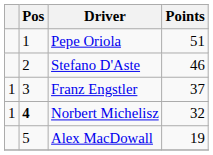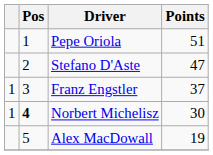(197, 65) 46 -> (197, 65) 47
(197, 114) 32 -> (197, 114) 30
